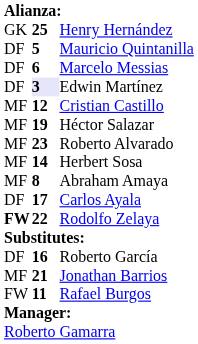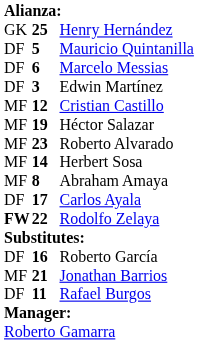(36, 86) lavender background -> (36, 86) no background
(16, 294) FW -> (14, 294) DF
